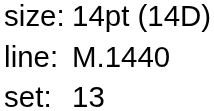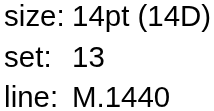rows swapped: (28, 97) <-> (31, 57)
